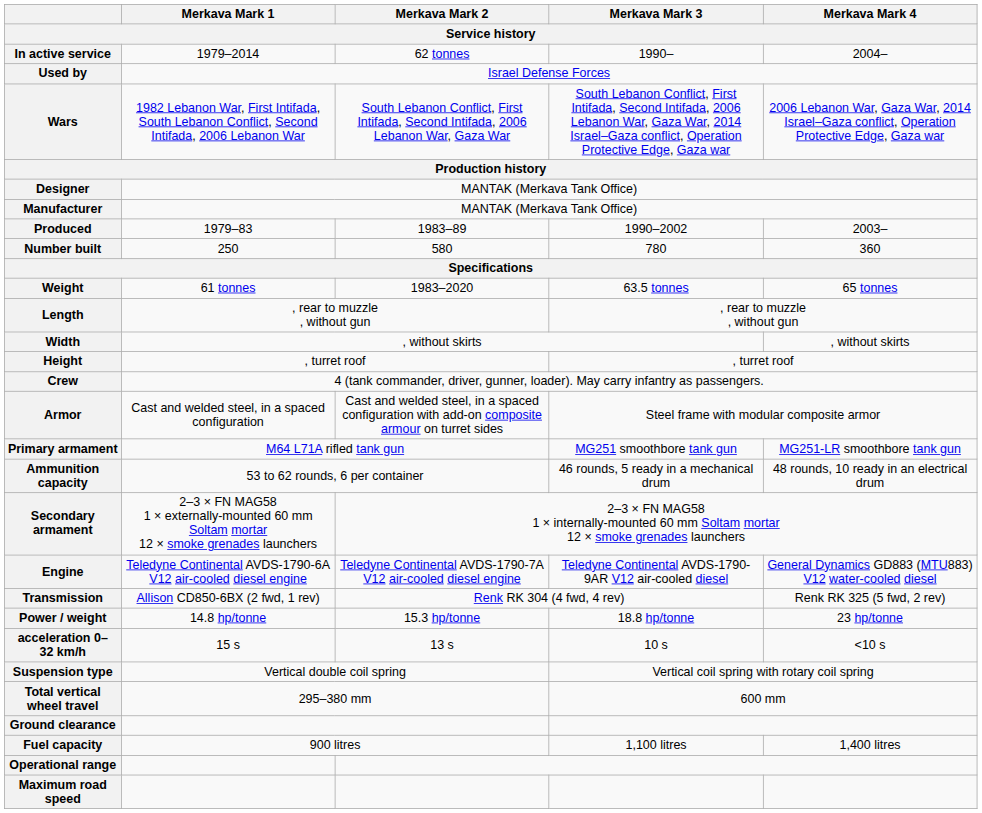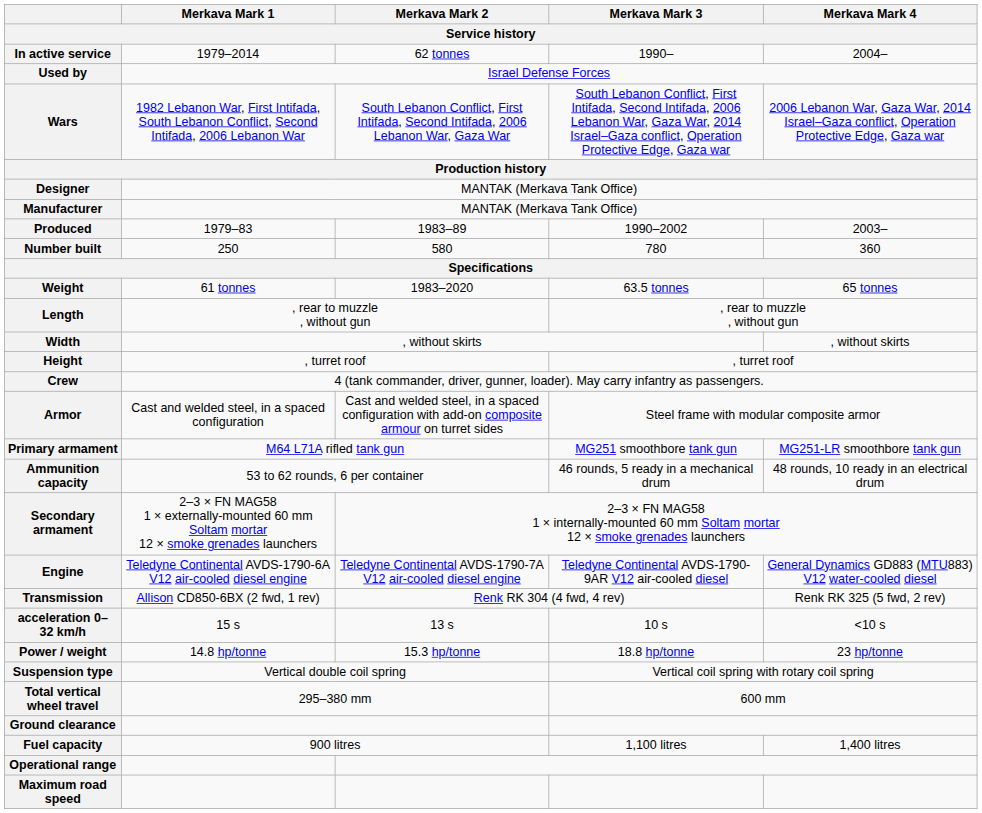rows swapped: (63, 645) <-> (63, 618)
